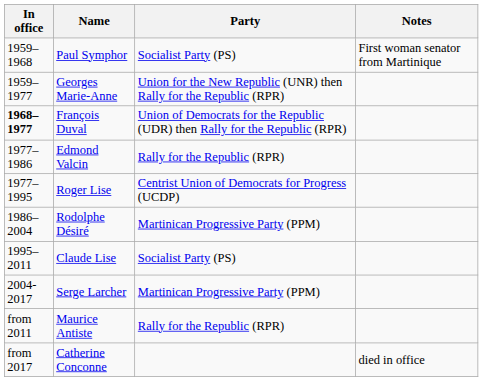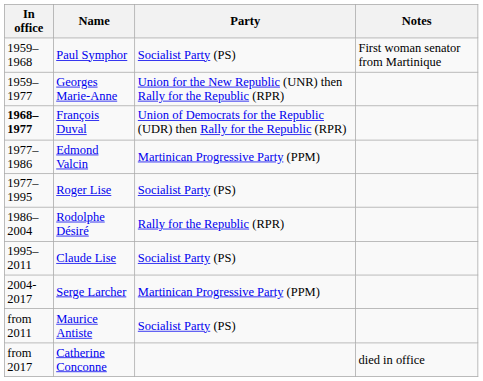(211, 156) Rally for the Republic (RPR) -> (229, 156) Martinican Progressive Party (PPM)
(242, 190) Centrist Union of Democrats for Progress (UCDP) -> (187, 190) Socialist Party (PS)
(229, 224) Martinican Progressive Party (PPM) -> (211, 224) Rally for the Republic (RPR)
(211, 325) Rally for the Republic (RPR) -> (187, 325) Socialist Party (PS)
